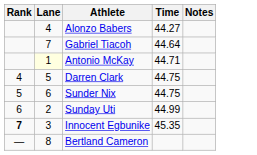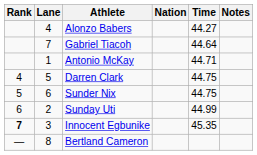+ column: (171, 12)
(48, 61) lightyellow background -> (48, 61) no background
